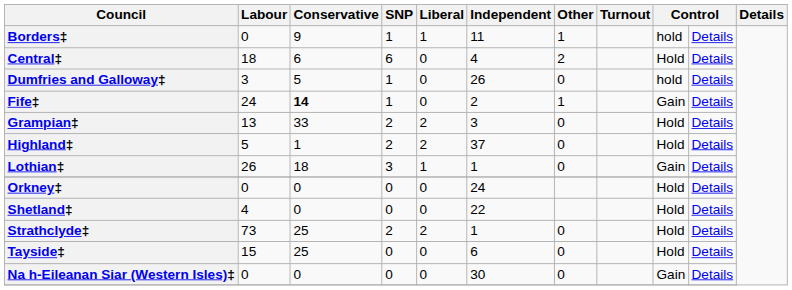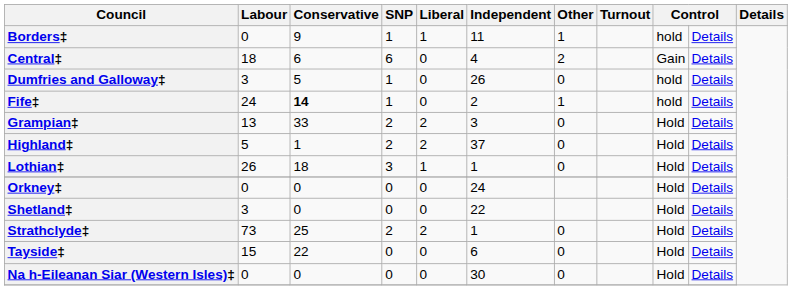(671, 58) Hold -> (671, 58) Gain
(671, 101) Gain -> (669, 101) hold
(671, 166) Gain -> (671, 166) Hold
(245, 209) 4 -> (245, 209) 3
(301, 252) 25 -> (301, 252) 22
(671, 274) Gain -> (671, 274) Hold
